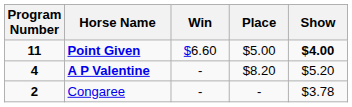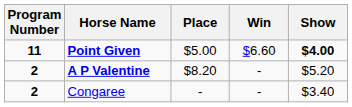columns swapped: (200, 22) <-> (259, 22)
(34, 71) 4 -> (34, 71) 2
(318, 92) $3.78 -> (318, 92) $3.40
